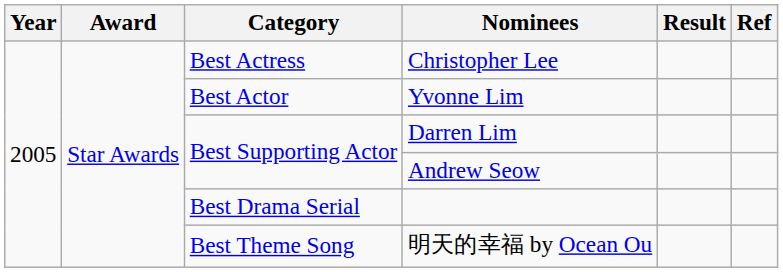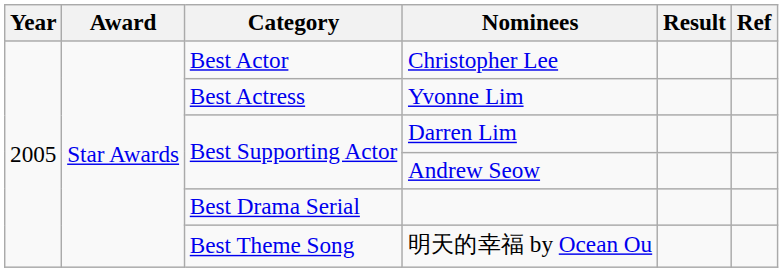(247, 59) Best Actress -> (239, 59) Best Actor
(239, 96) Best Actor -> (247, 96) Best Actress
